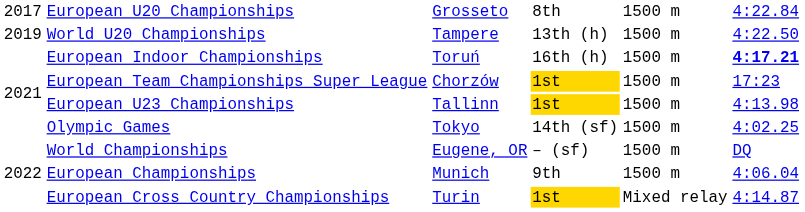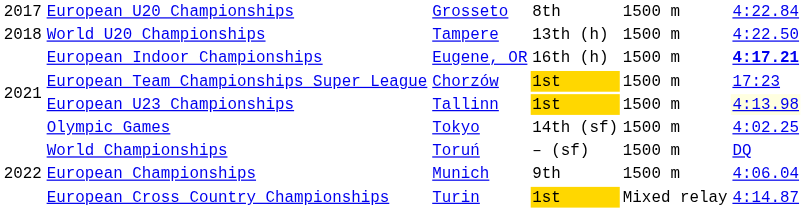(23, 35) 2019 -> (23, 35) 2018
(456, 58) Toruń -> (480, 58) Eugene, OR
(766, 105) no background -> (766, 105) lightyellow background
(480, 151) Eugene, OR -> (456, 151) Toruń
